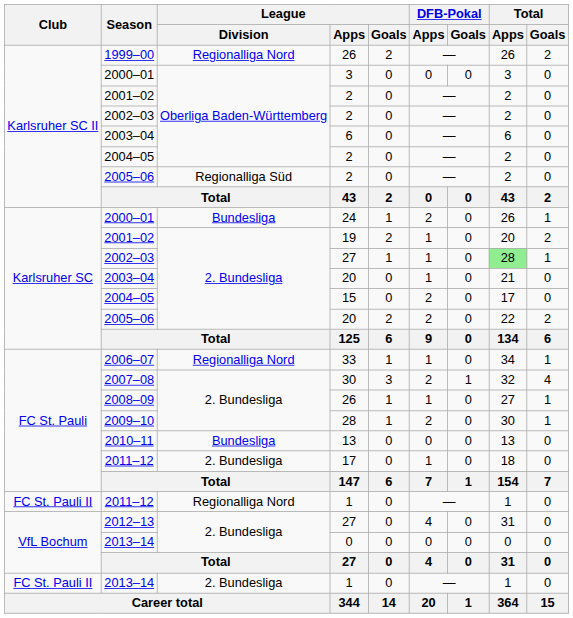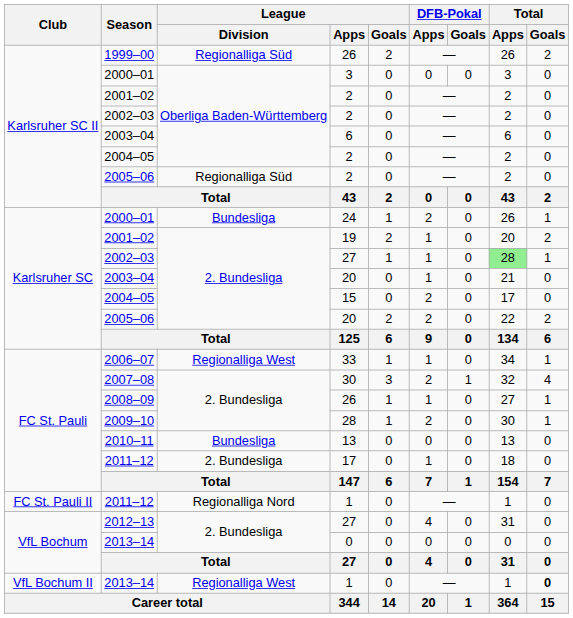(244, 55) Regionalliga Nord -> (244, 55) Regionalliga Süd
(244, 359) Regionalliga Nord -> (244, 359) Regionalliga West
(53, 583) FC St. Pauli II -> (53, 583) VfL Bochum II
(244, 583) 2. Bundesliga -> (244, 583) Regionalliga West
(548, 583) normal -> (548, 583) bold
